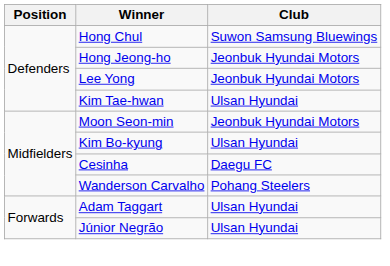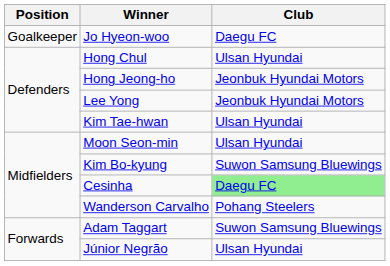+ row: (126, 36)
(294, 36) Suwon Samsung Bluewings -> (259, 57) Ulsan Hyundai
(285, 121) Jeonbuk Hyundai Motors -> (259, 143) Ulsan Hyundai
(254, 143) Ulsan Hyundai -> (298, 164) Suwon Samsung Bluewings
(241, 164) no background -> (246, 185) lightgreen background
(254, 206) Ulsan Hyundai -> (298, 228) Suwon Samsung Bluewings
